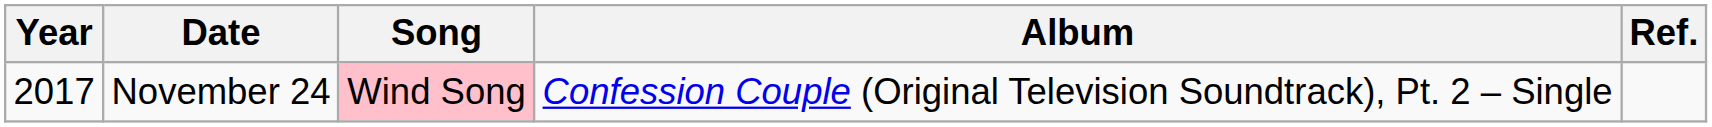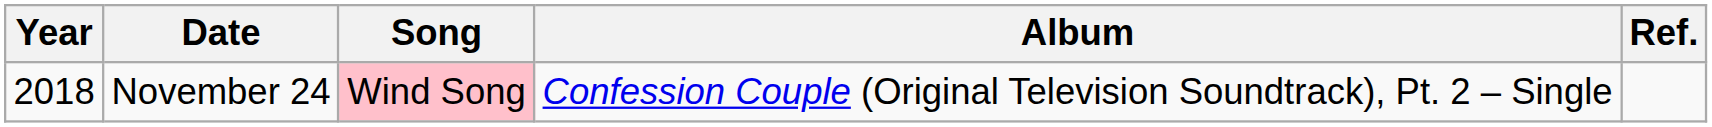(54, 91) 2017 -> (54, 91) 2018
